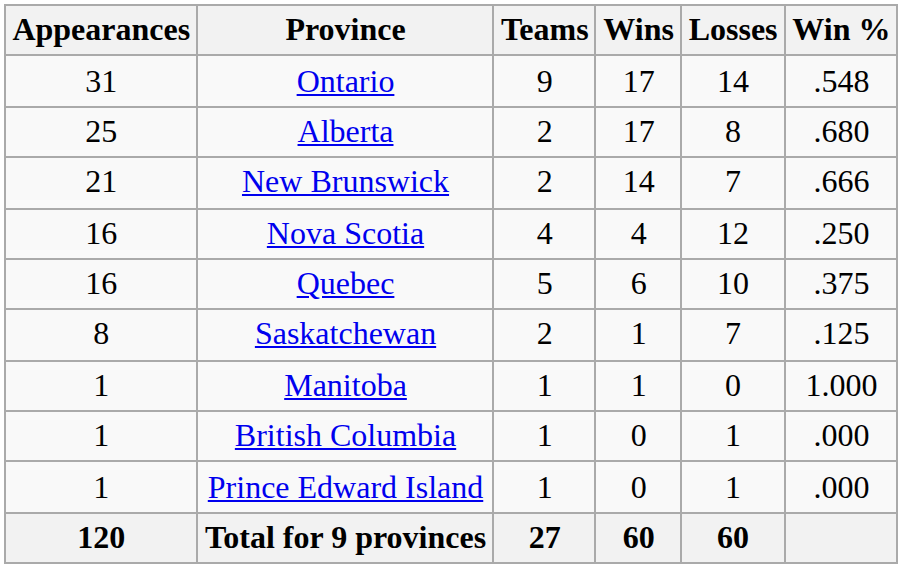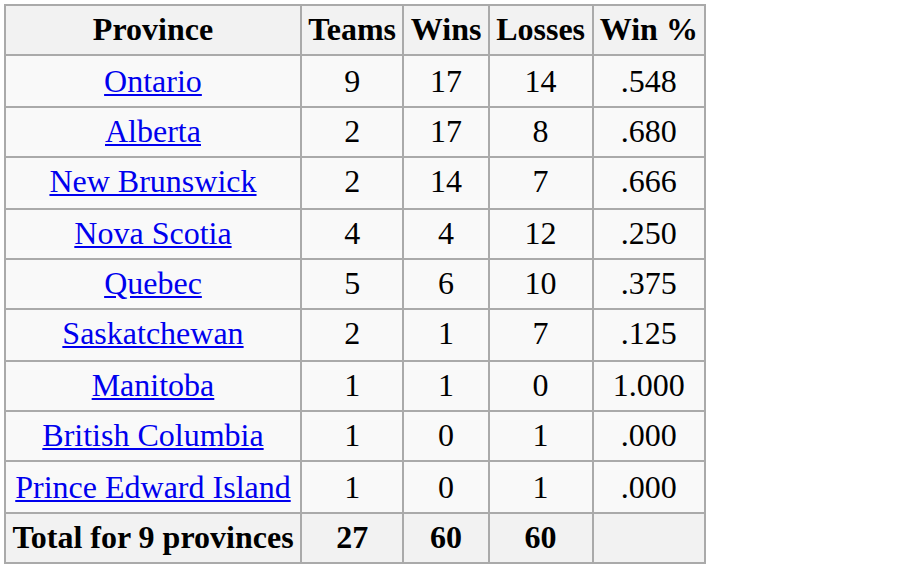- column: (101, 29)
